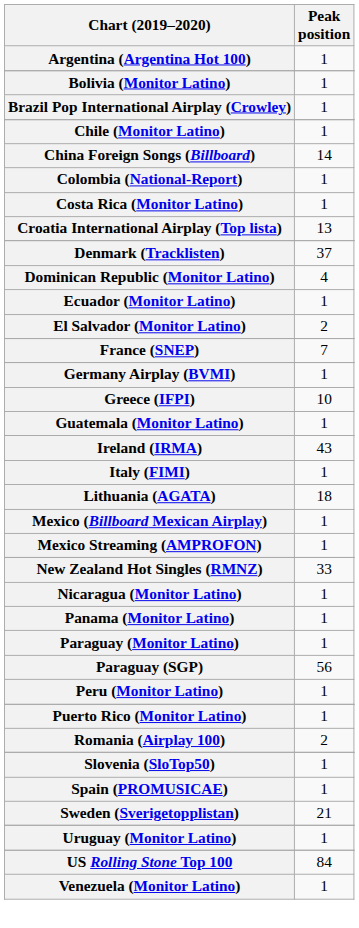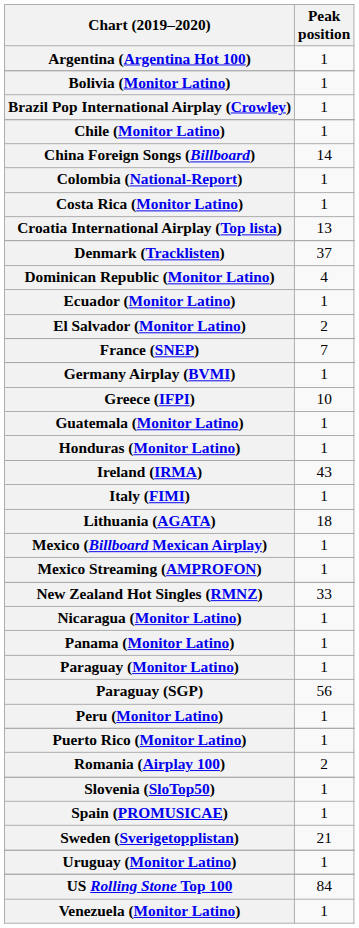+ row: (150, 448)
